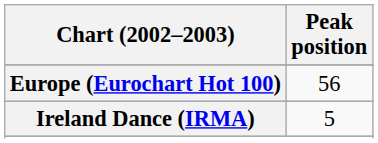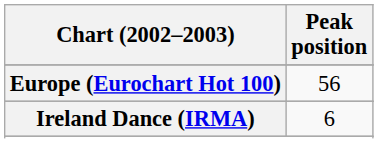(329, 118) 5 -> (329, 118) 6
